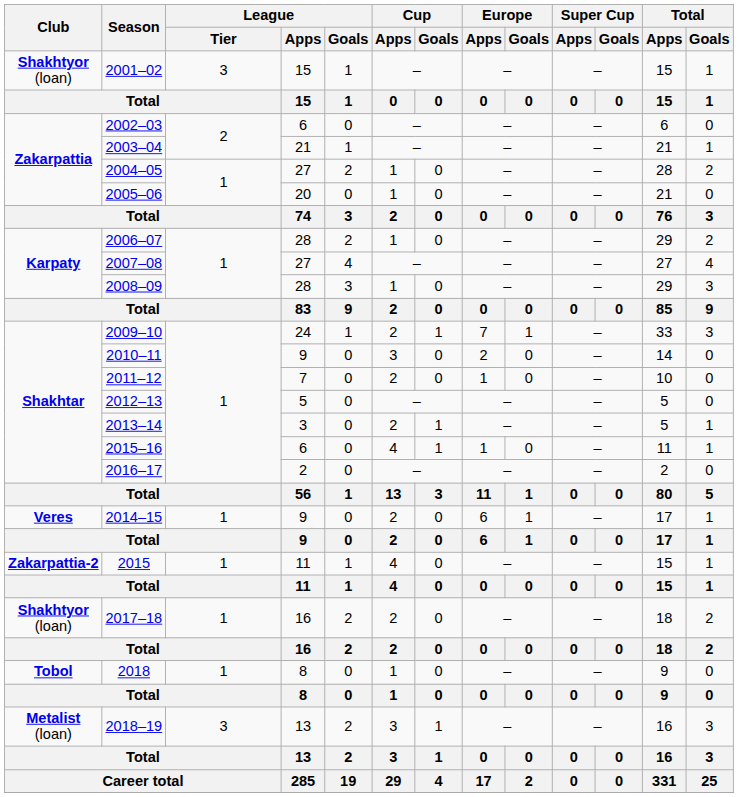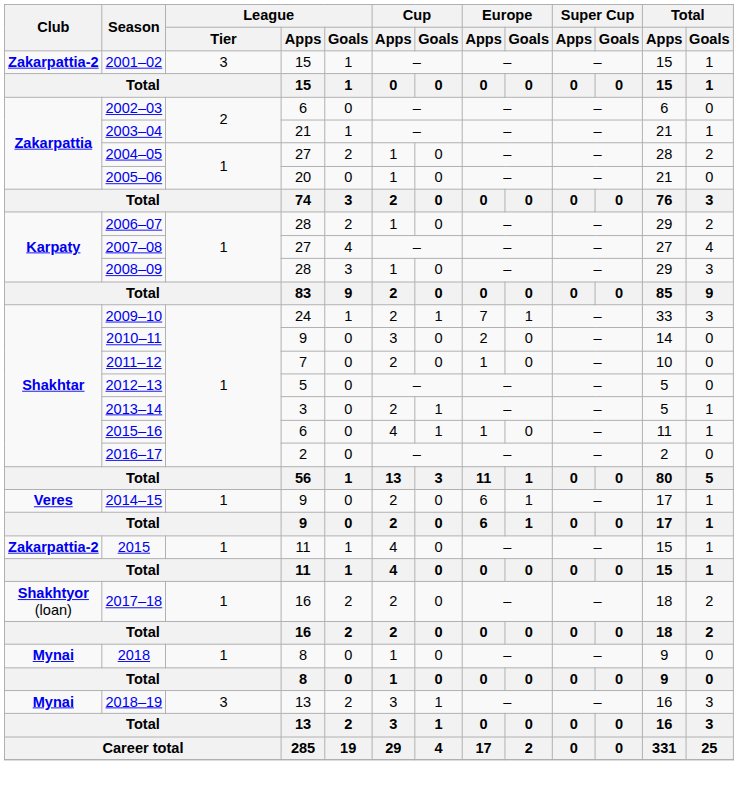(53, 70) Shakhtyor (loan) -> (53, 62) Zakarpattia-2
(53, 672) Tobol -> (53, 655) Mynai
(53, 726) Metalist (loan) -> (53, 702) Mynai
